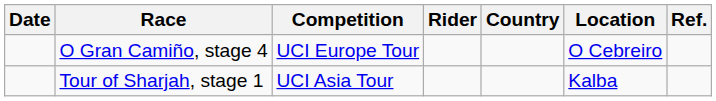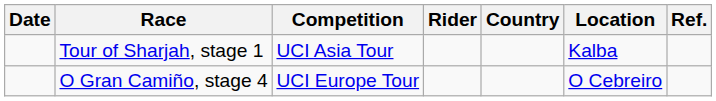rows swapped: (161, 80) <-> (164, 50)
